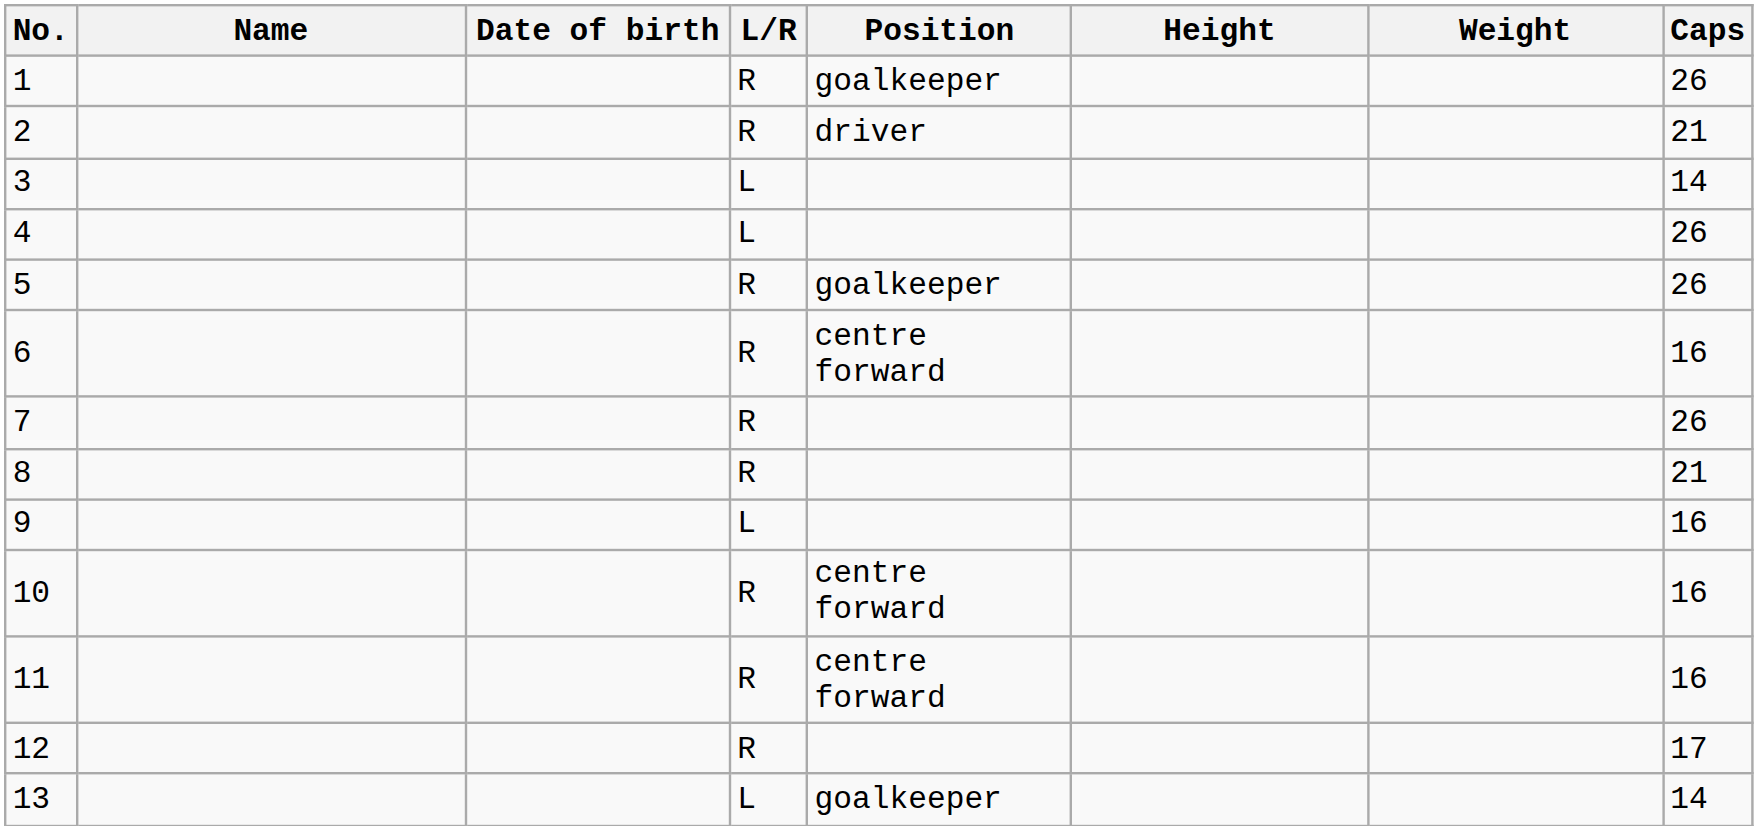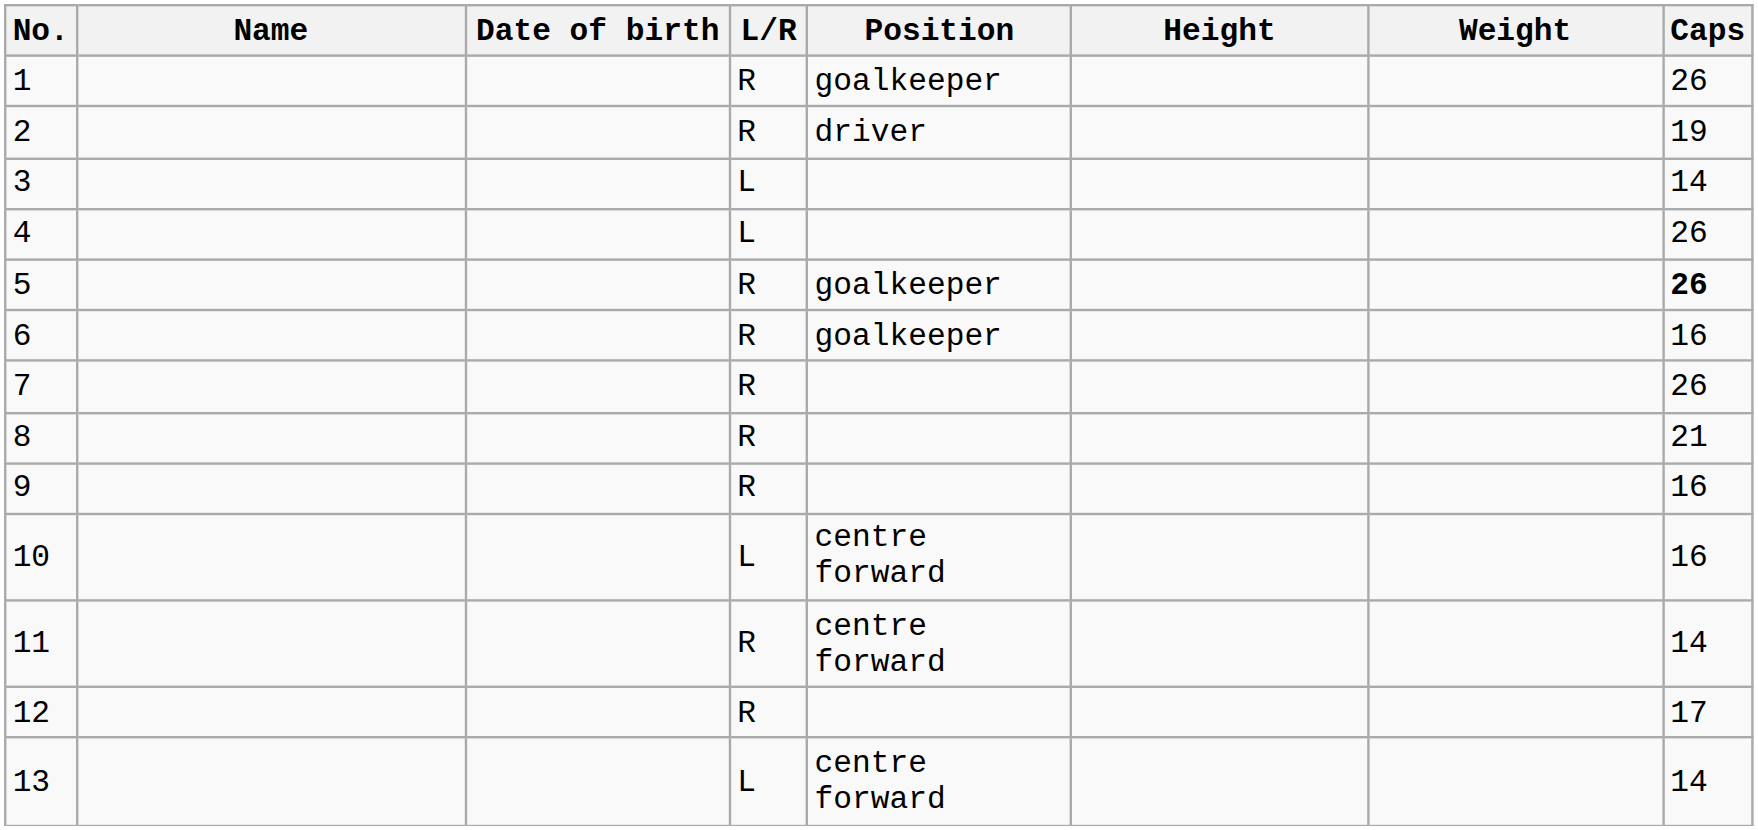(1689, 132) 21 -> (1689, 132) 19
(1689, 285) normal -> (1689, 285) bold
(880, 354) centre forward -> (908, 336) goalkeeper
(747, 524) L -> (747, 488) R
(747, 593) R -> (747, 557) L
(1689, 680) 16 -> (1689, 644) 14
(908, 800) goalkeeper -> (880, 782) centre forward
